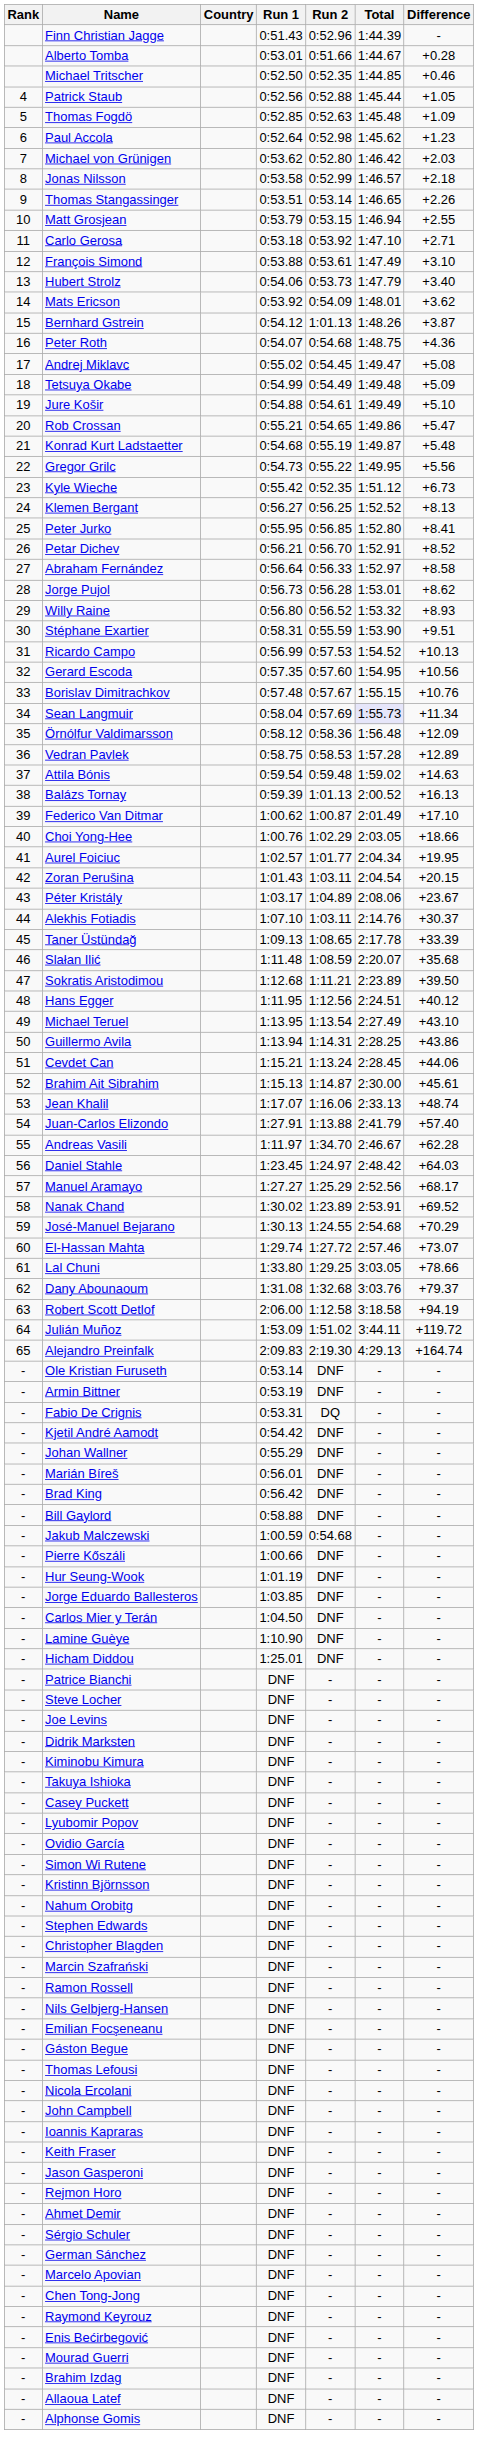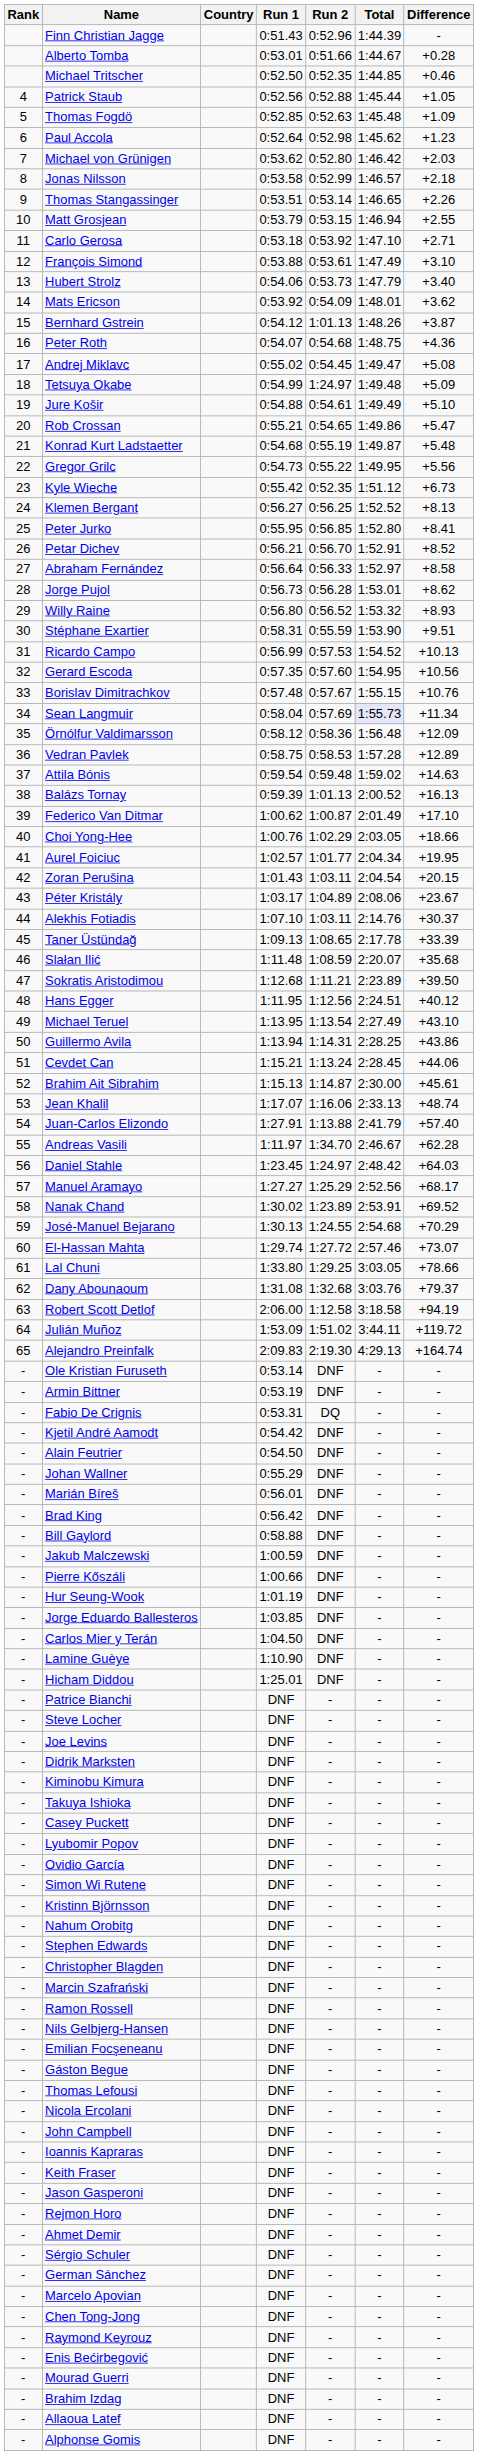(330, 384) 0:54.49 -> (330, 384) 1:24.97
+ row: (84, 1453)
(330, 1535) 0:54.68 -> (330, 1556) DNF
